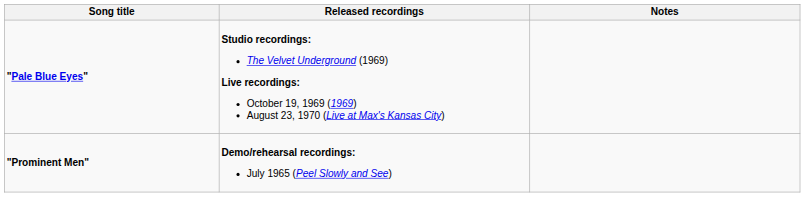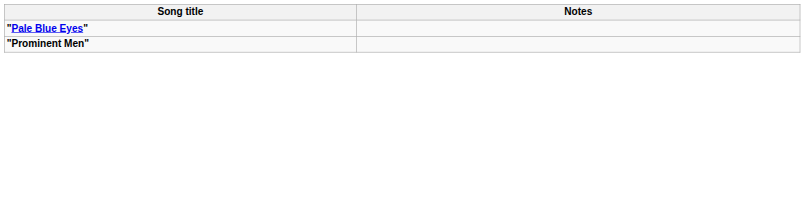- column: (374, 12)
